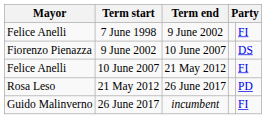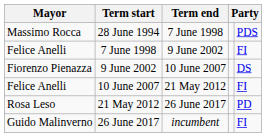+ row: (128, 31)
